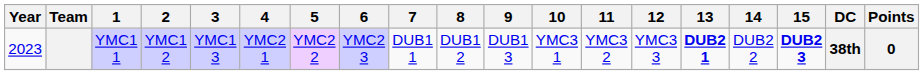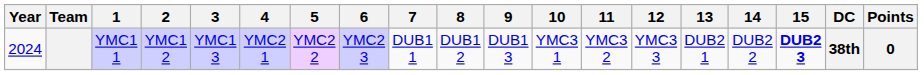(25, 49) 2023 -> (25, 49) 2024
(705, 49) bold -> (705, 49) normal
